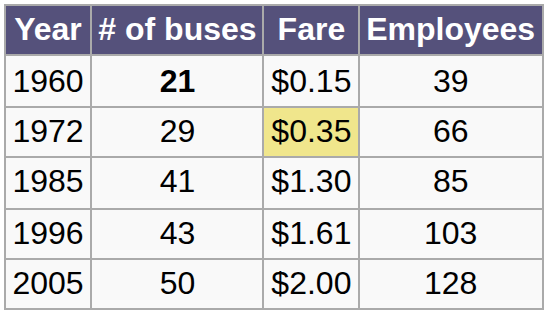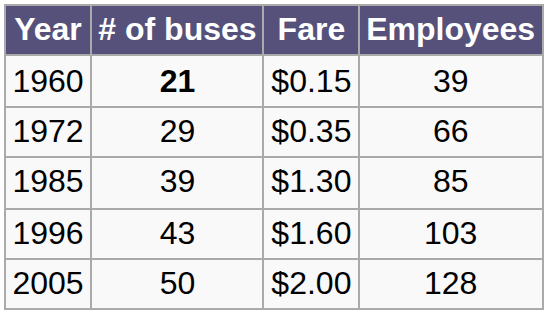(311, 131) khaki background -> (311, 131) no background
(177, 182) 41 -> (177, 182) 39
(311, 232) $1.61 -> (311, 232) $1.60
